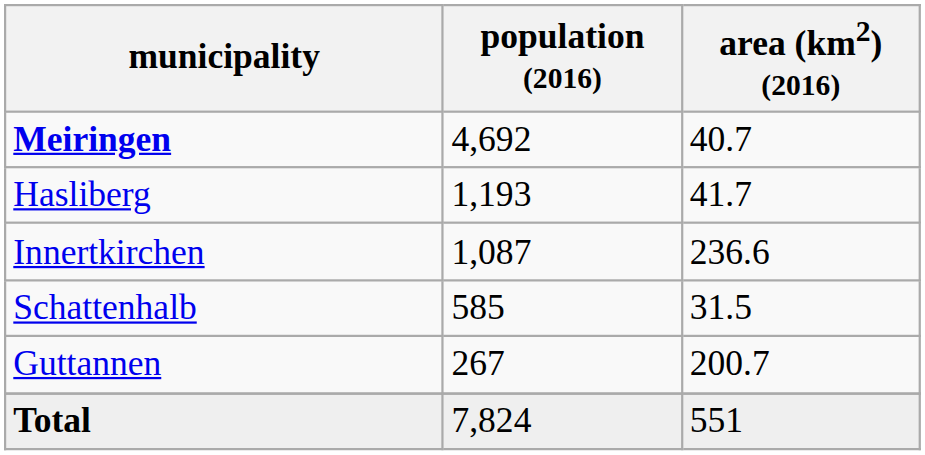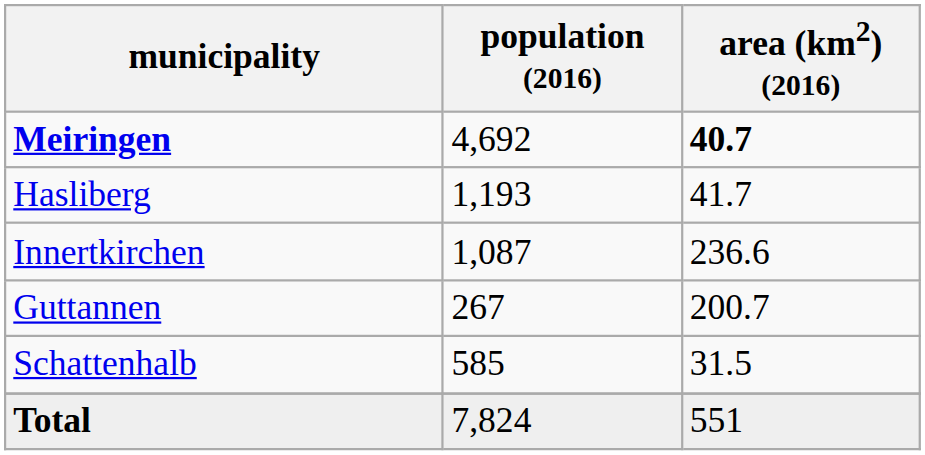(721, 138) normal -> (721, 138) bold
rows swapped: (105, 307) <-> (87, 363)
